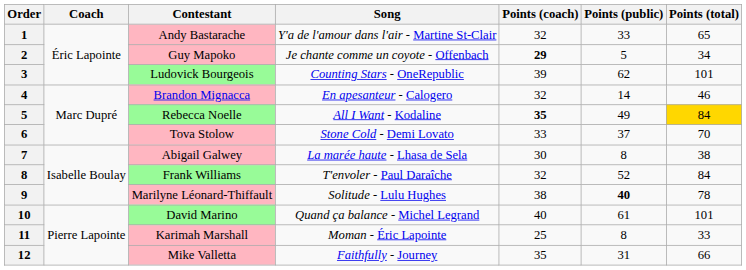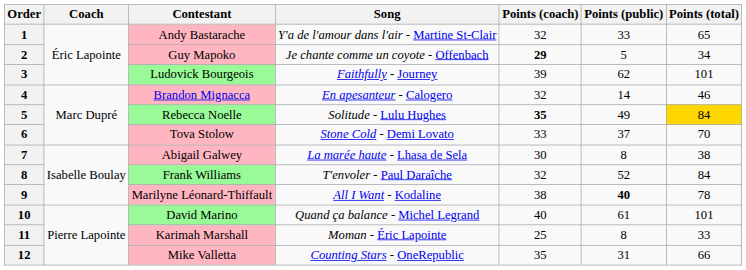(387, 74) Counting Stars - OneRepublic -> (387, 74) Faithfully - Journey
(387, 114) All I Want - Kodaline -> (387, 114) Solitude - Lulu Hughes
(387, 194) Solitude - Lulu Hughes -> (387, 194) All I Want - Kodaline
(387, 255) Faithfully - Journey -> (387, 255) Counting Stars - OneRepublic
